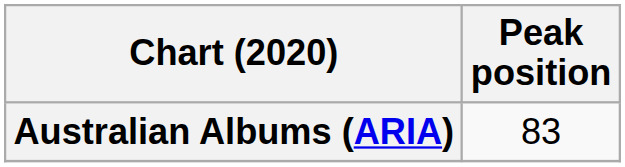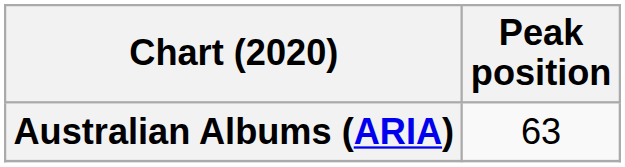(541, 131) 83 -> (541, 131) 63
